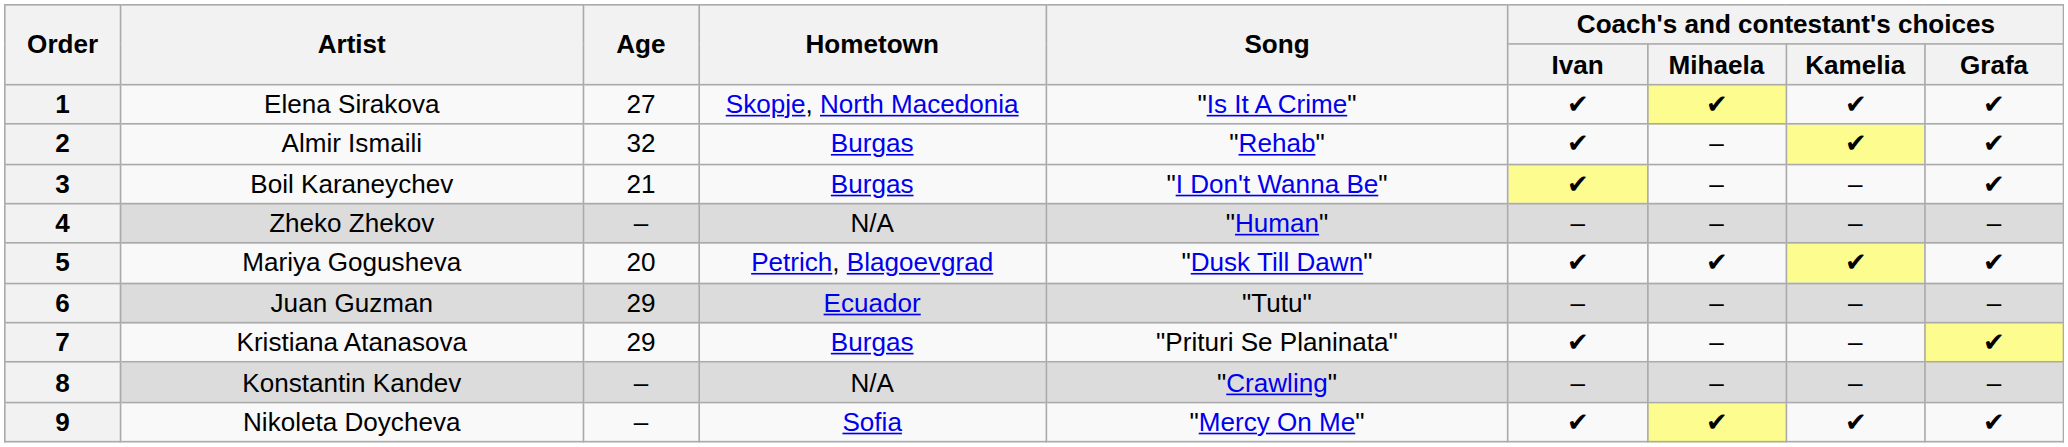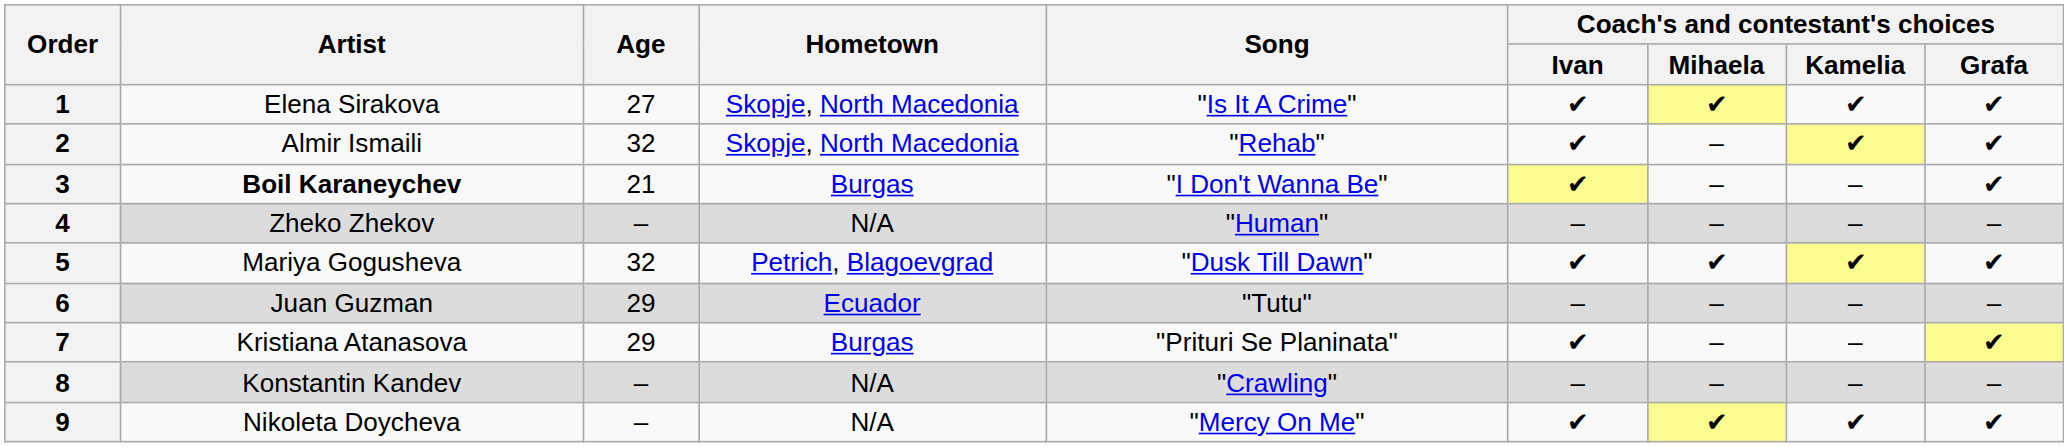(872, 144) Burgas -> (872, 144) Skopje, North Macedonia
(352, 184) normal -> (352, 184) bold
(641, 263) 20 -> (641, 263) 32
(872, 422) Sofia -> (872, 422) N/A
